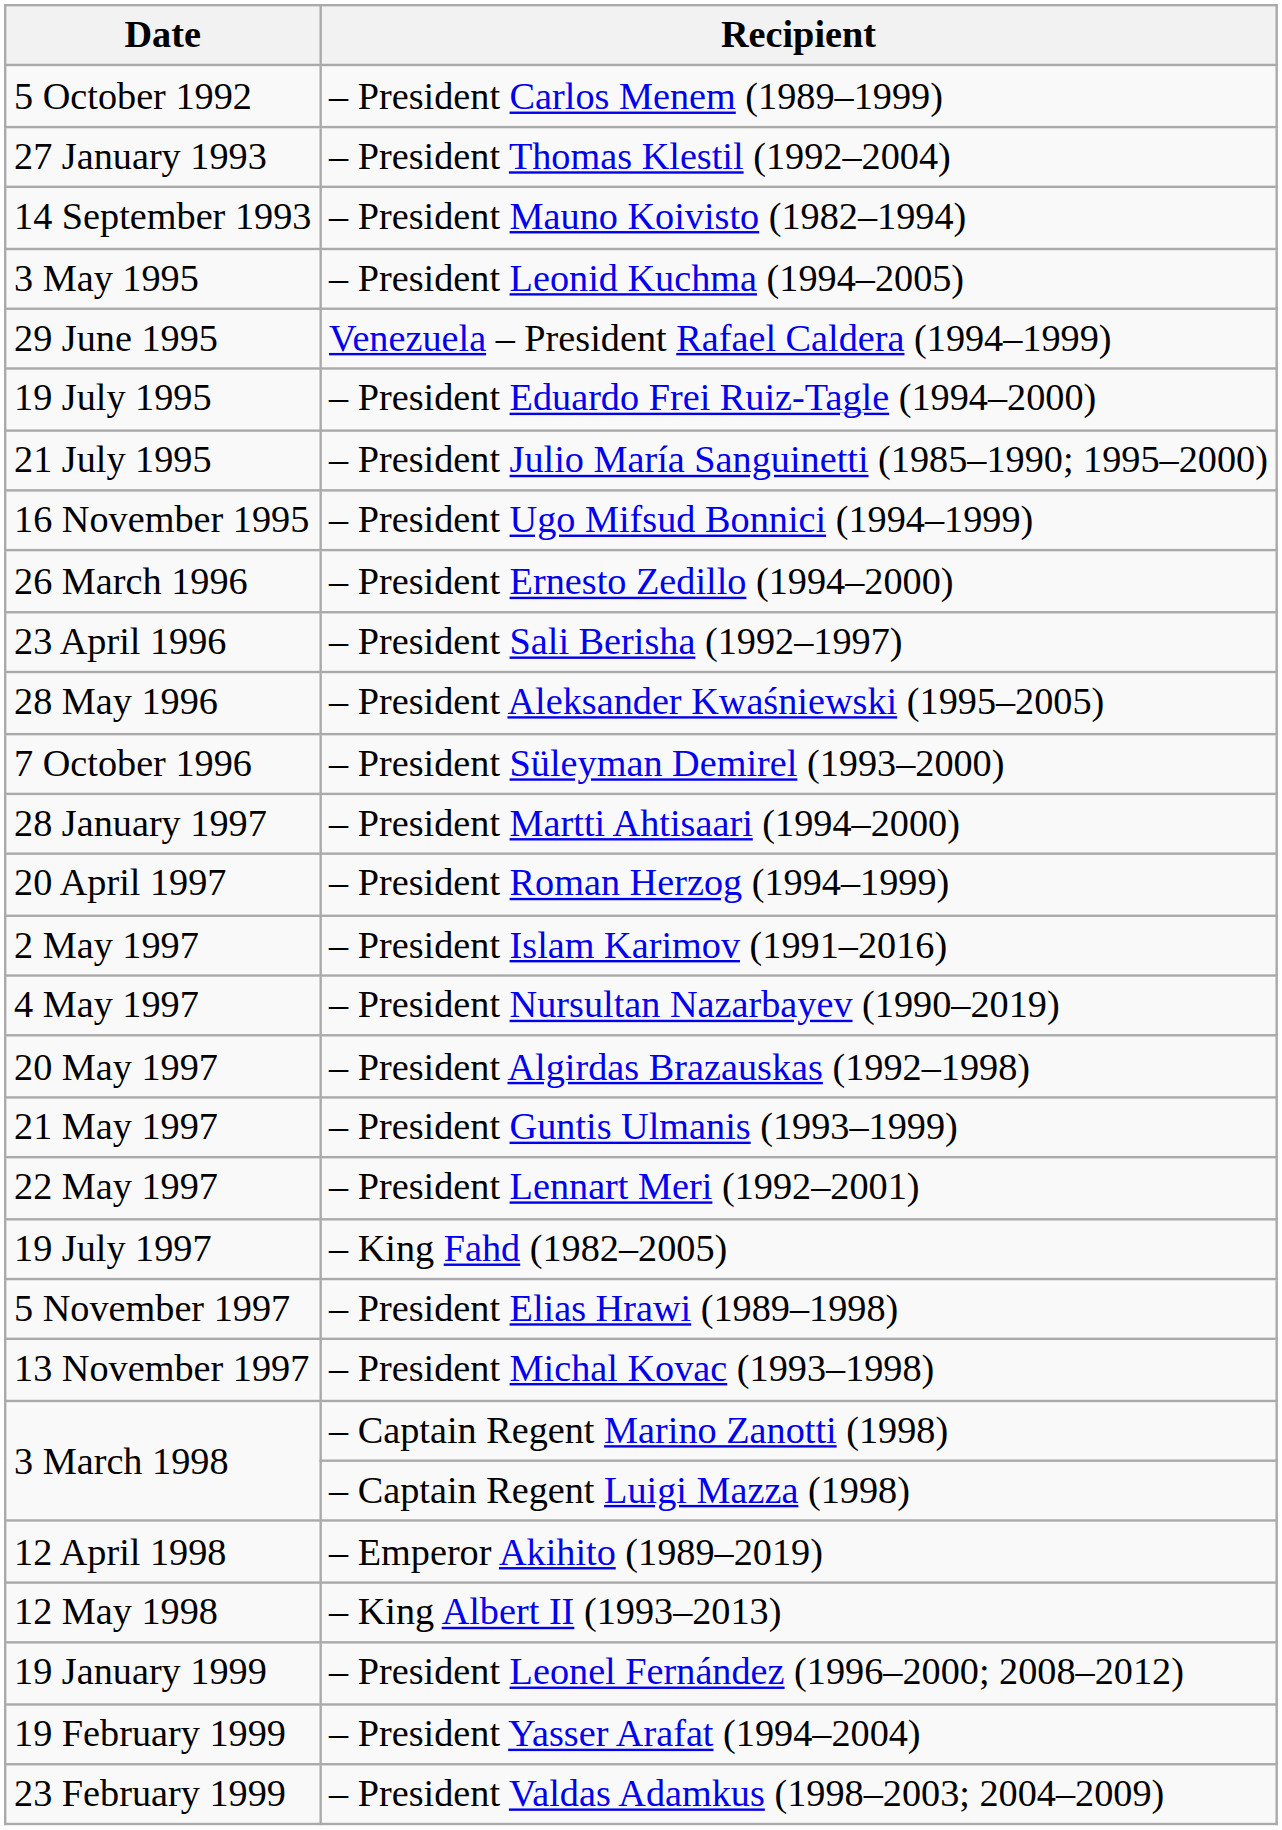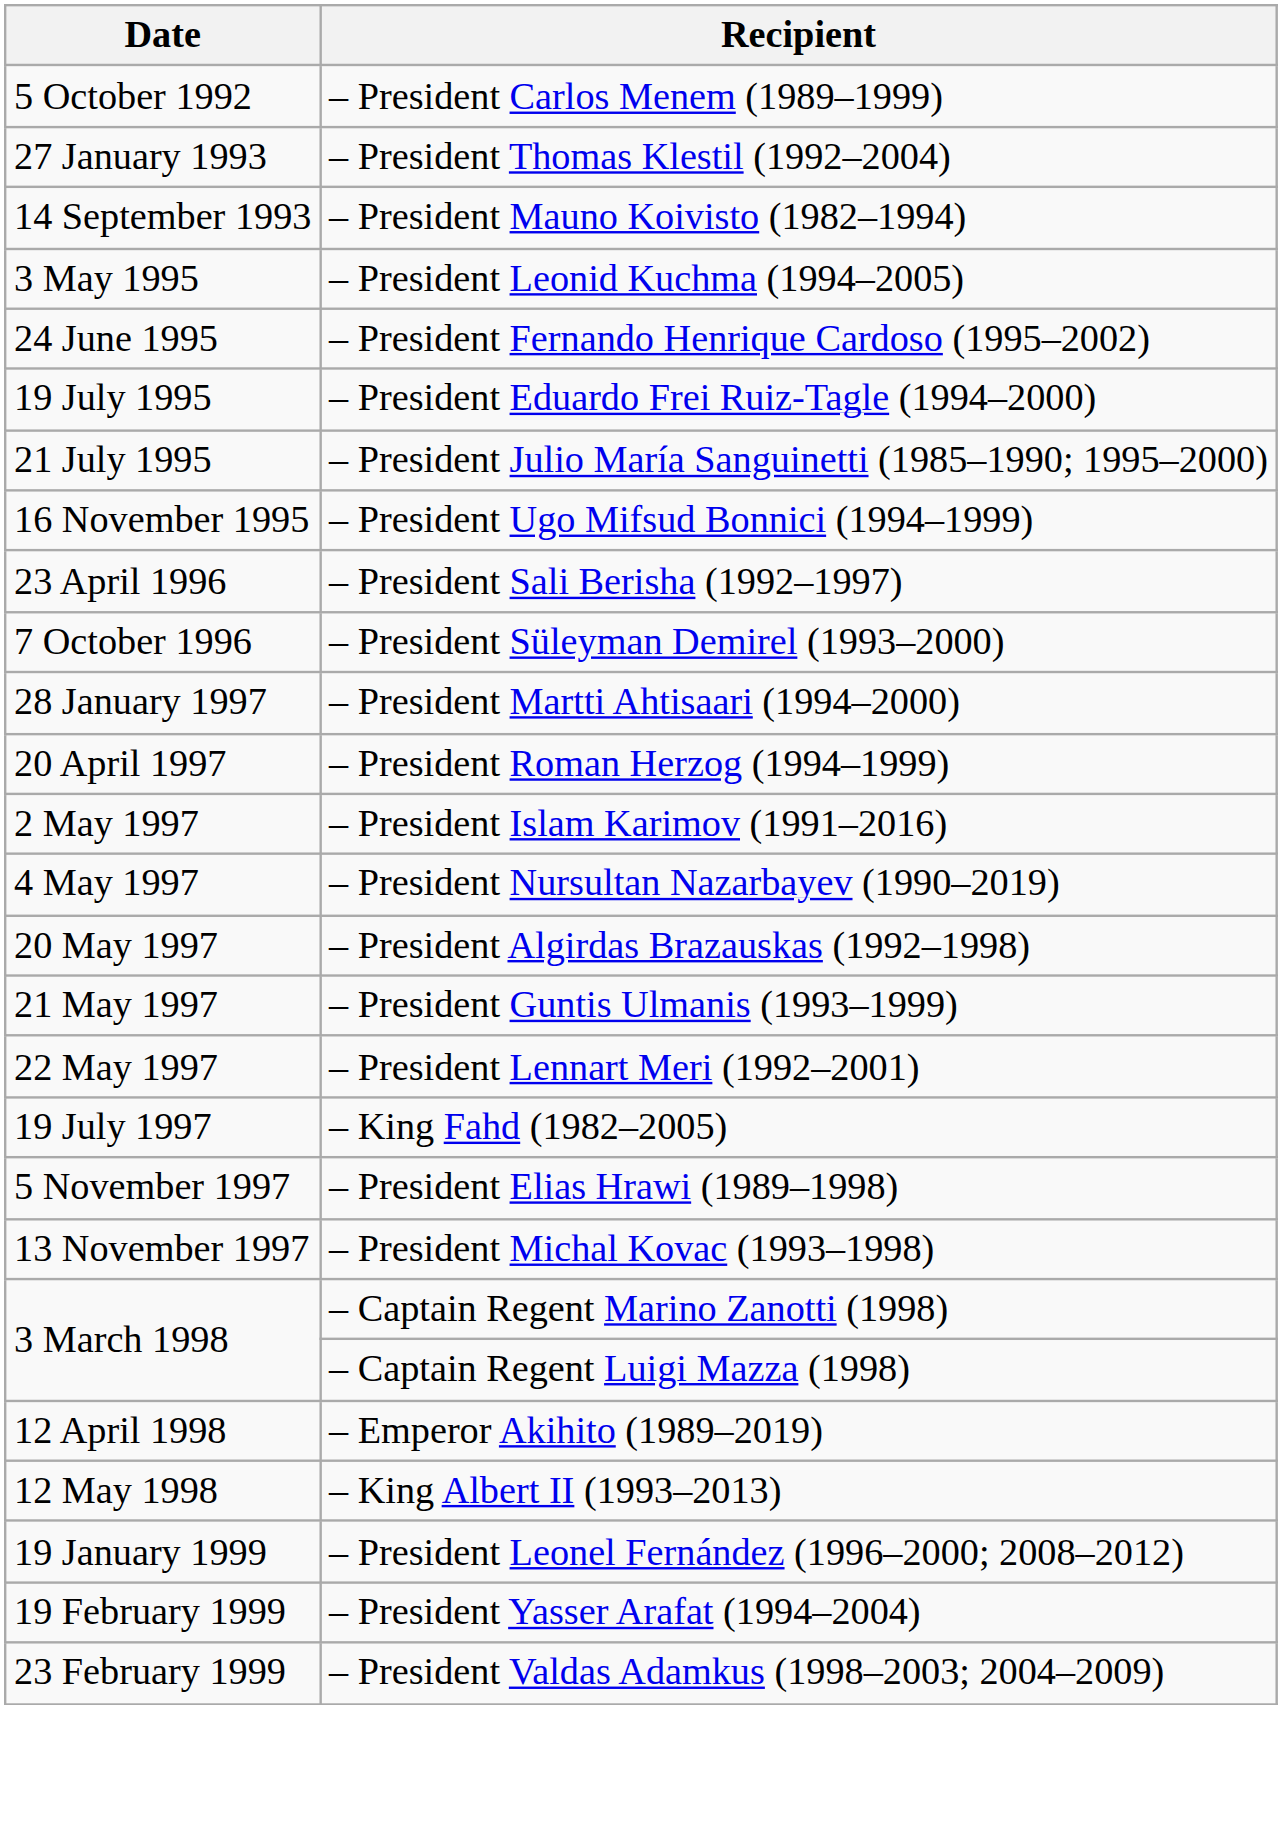+ row: (739, 338)
- row: (720, 338)
- row: (641, 580)
- row: (717, 701)
